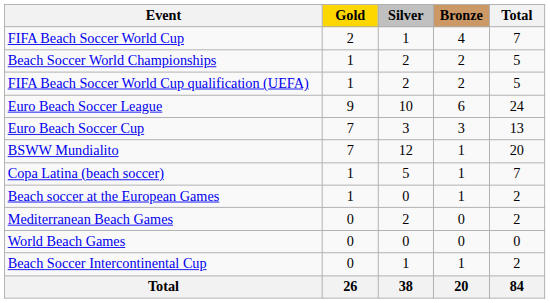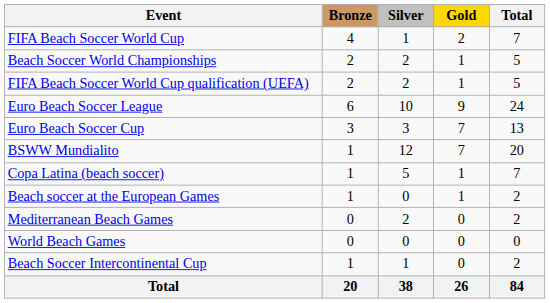columns swapped: (350, 15) <-> (461, 15)
